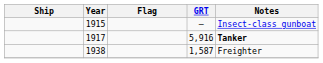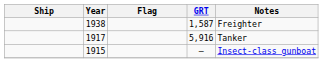rows swapped: (96, 24) <-> (96, 51)
(232, 38) bold -> (232, 38) normal
